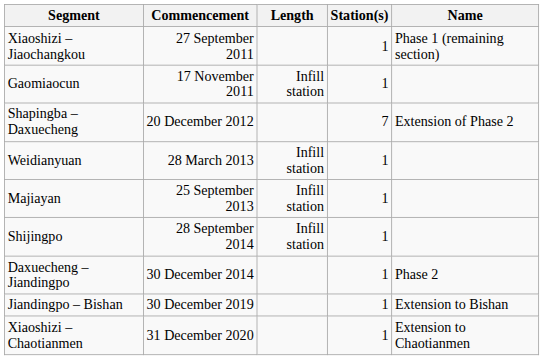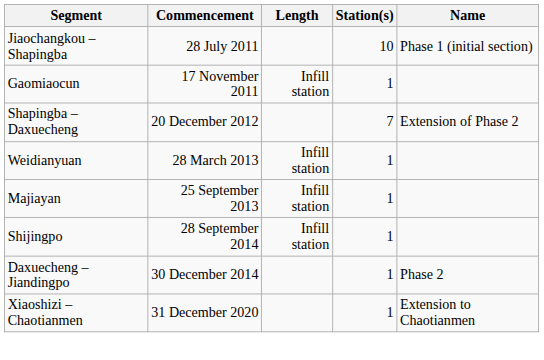+ row: (52, 45)
- row: (46, 45)
- row: (65, 305)
